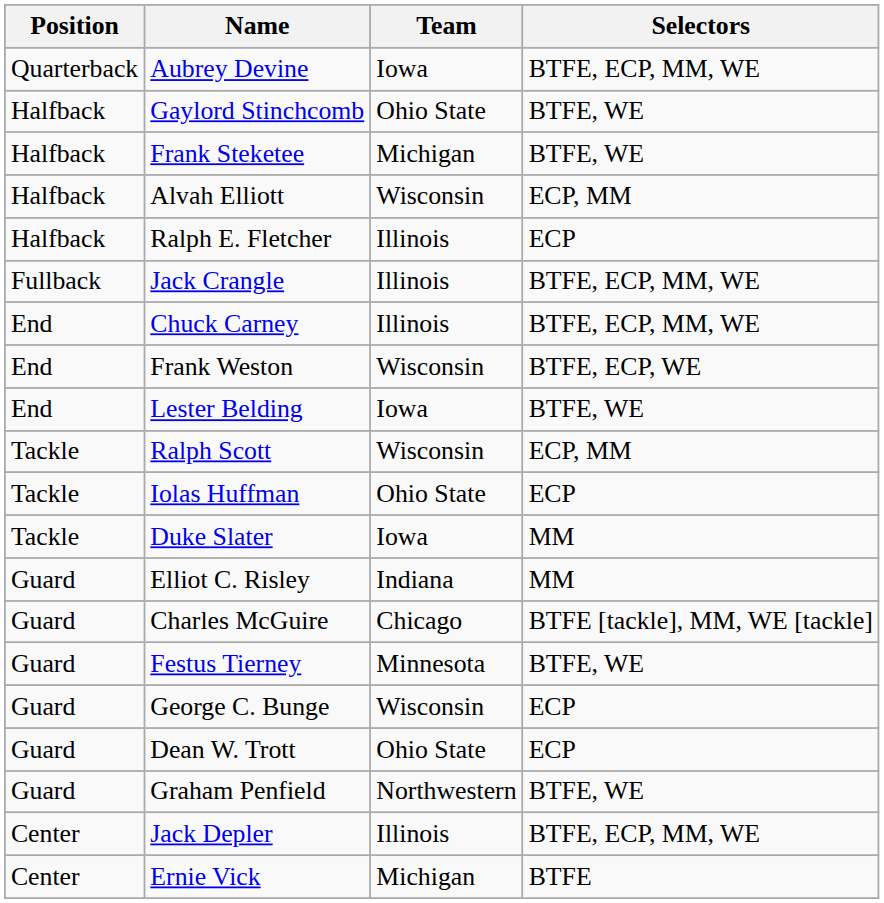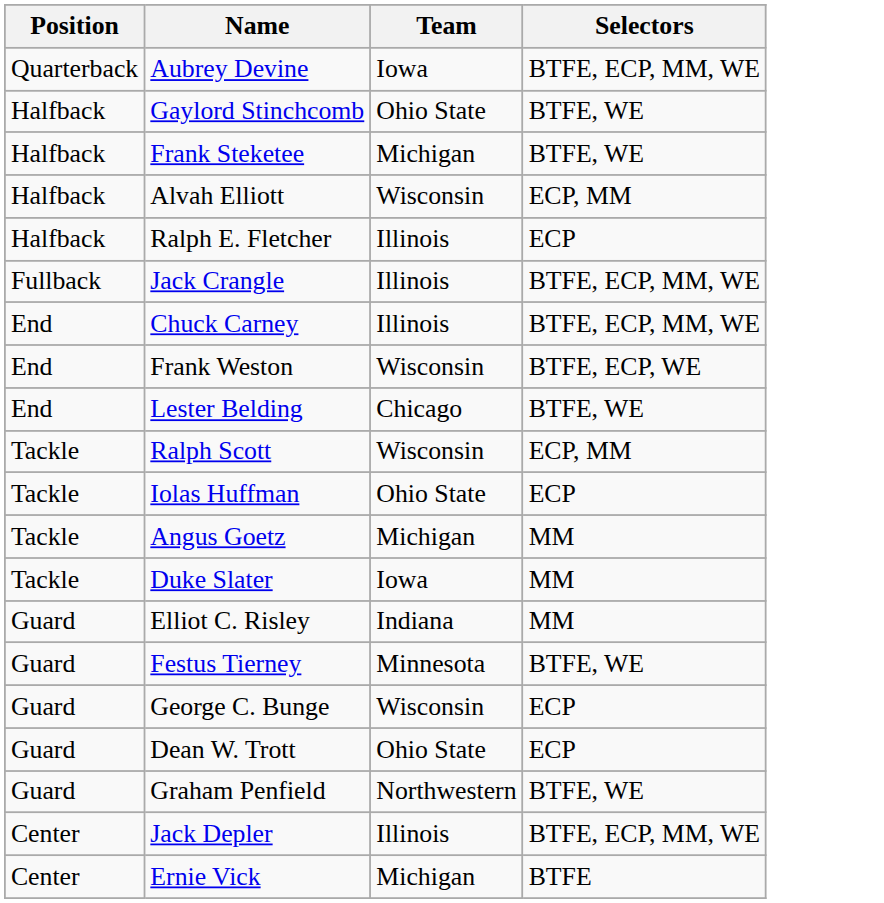(402, 408) Iowa -> (419, 408) Chicago
+ row: (218, 536)
- row: (239, 621)
